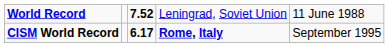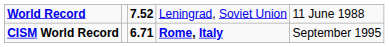(142, 33) 6.17 -> (142, 33) 6.71
